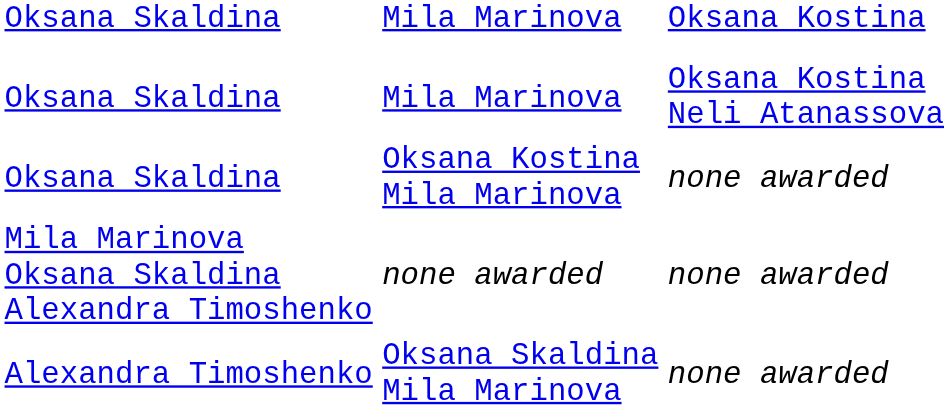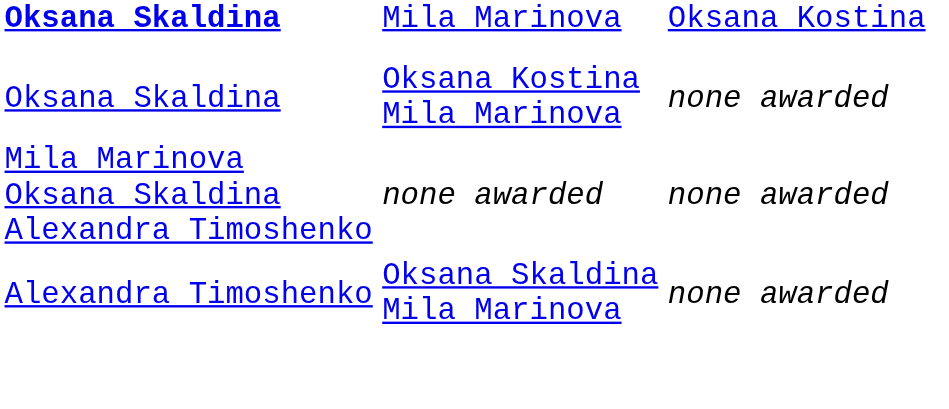(143, 17) normal -> (143, 17) bold
- row: (502, 97)
